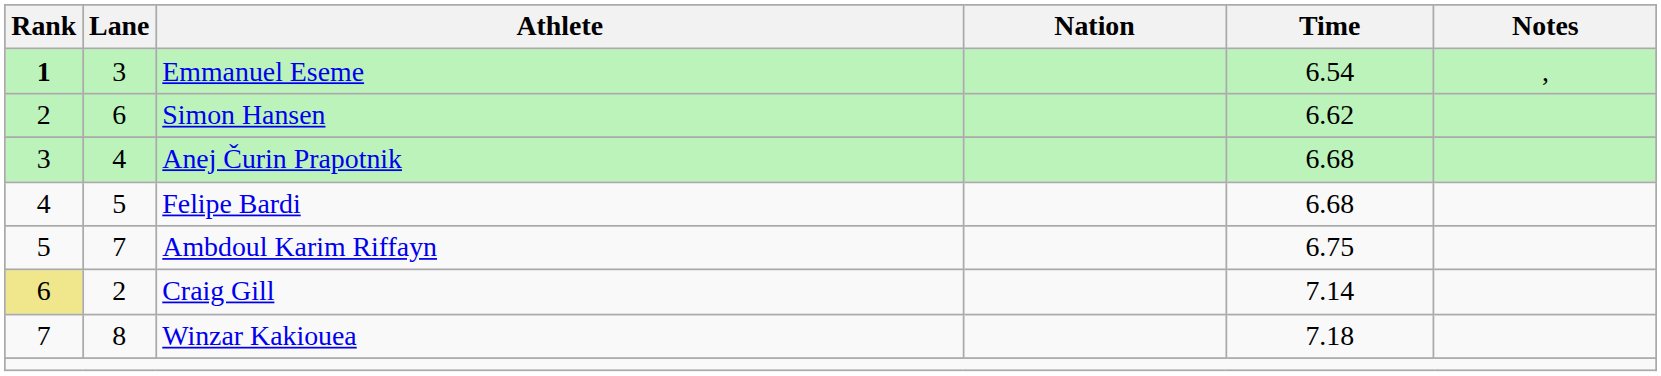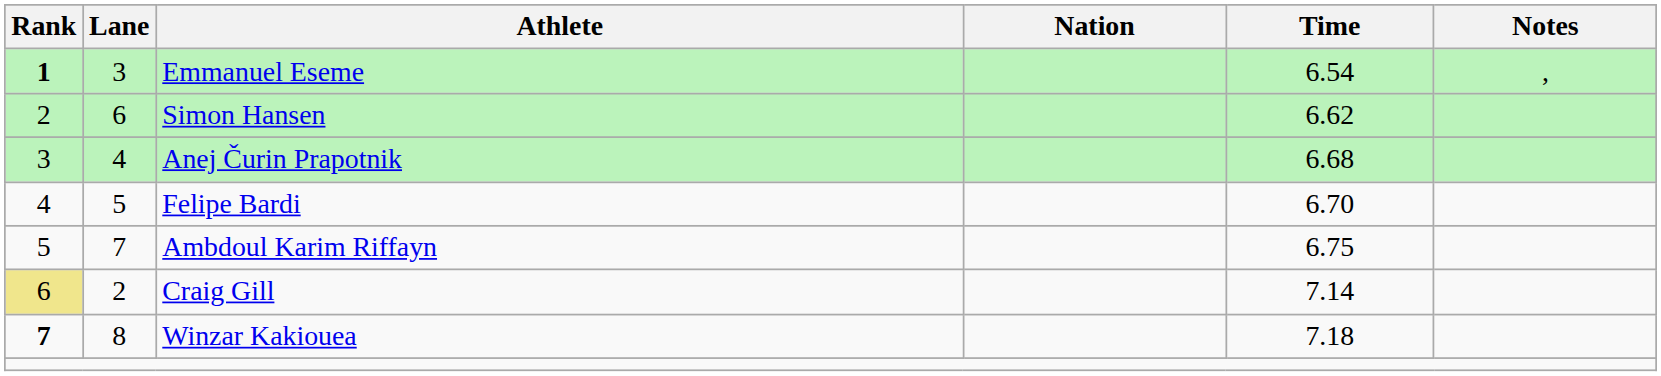(1330, 203) 6.68 -> (1330, 203) 6.70
(44, 335) normal -> (44, 335) bold
